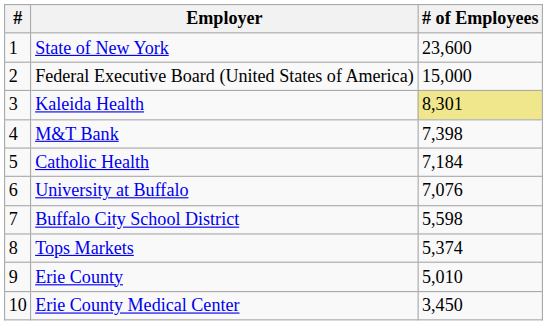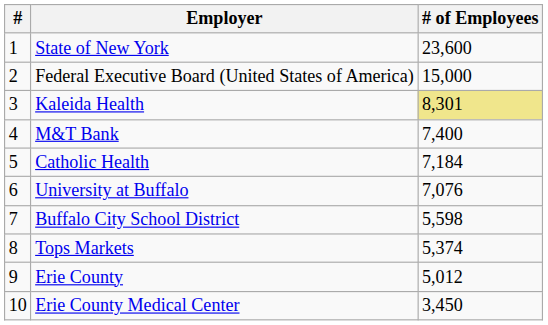(442, 133) 7,398 -> (442, 133) 7,400
(442, 276) 5,010 -> (442, 276) 5,012
